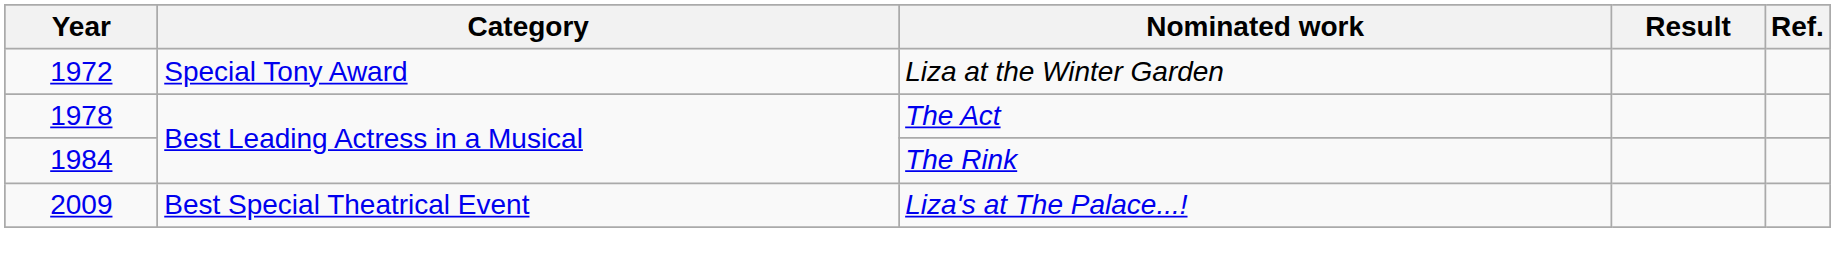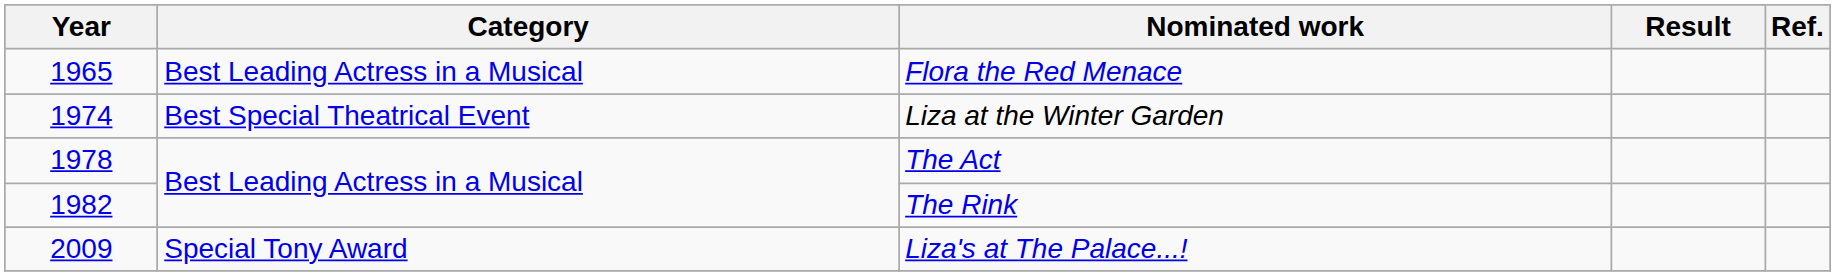+ row: (1044, 71)
(81, 71) 1972 -> (81, 115) 1974
(286, 71) Special Tony Award -> (347, 115) Best Special Theatrical Event
(81, 159) 1984 -> (81, 204) 1982
(347, 204) Best Special Theatrical Event -> (286, 248) Special Tony Award
